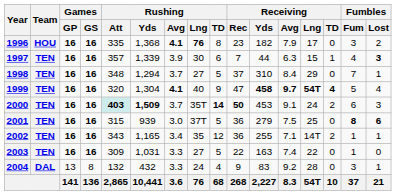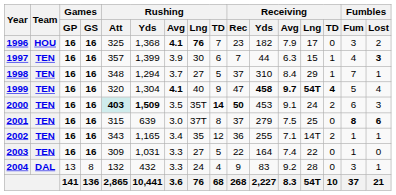(116, 43) 335 -> (116, 43) 325
(218, 43) 8 -> (218, 43) 7
(147, 58) 1,339 -> (147, 58) 1,399
(332, 74) 0 -> (332, 74) 1
(176, 105) 3.7 -> (176, 105) 3.5
(147, 120) 939 -> (147, 120) 639
(218, 120) 5 -> (218, 120) 8
(238, 120) 36 -> (238, 120) 37
(264, 151) 163 -> (264, 151) 164
